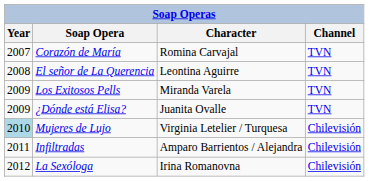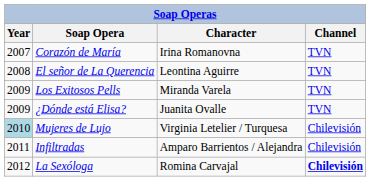(199, 52) Romina Carvajal -> (200, 52) Irina Romanovna
(200, 166) Irina Romanovna -> (199, 166) Romina Carvajal
(334, 166) normal -> (335, 166) bold
